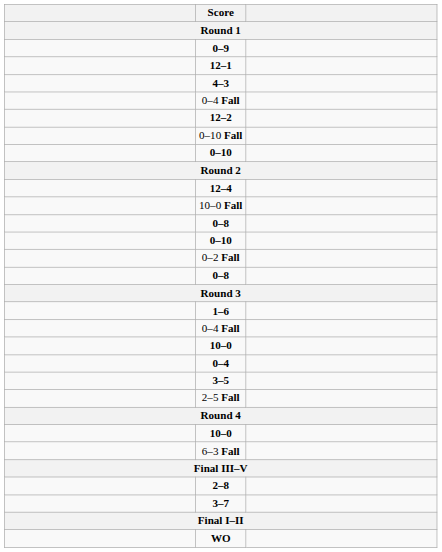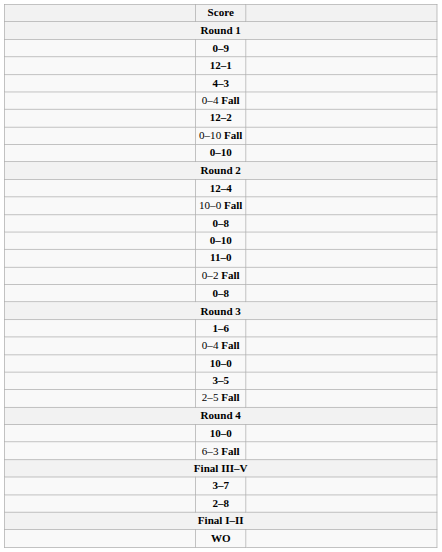+ row: (100, 258)
- row: (100, 363)
rows swapped: (100, 503) <-> (100, 486)
